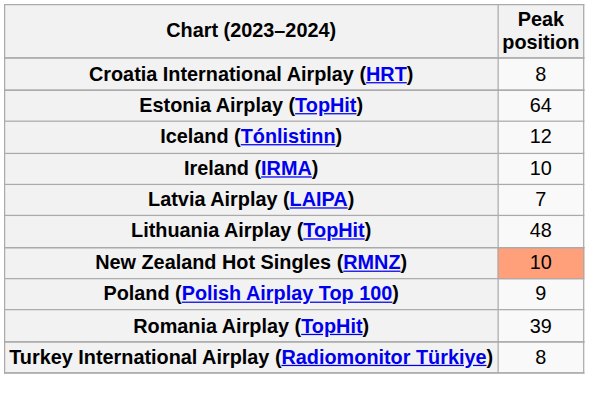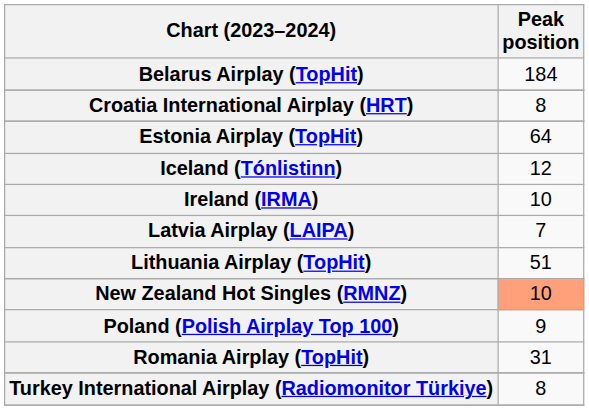+ row: (251, 74)
(541, 231) 48 -> (541, 262) 51
(541, 325) 39 -> (541, 357) 31
